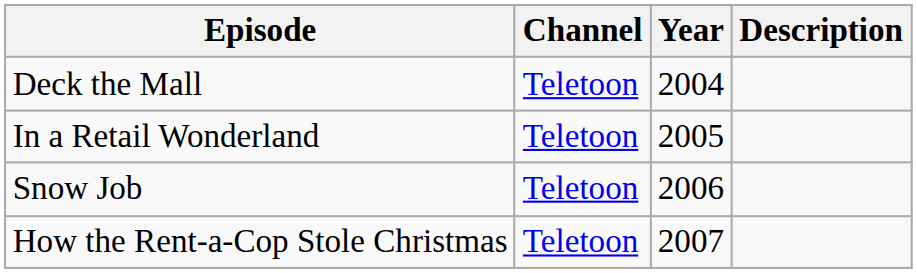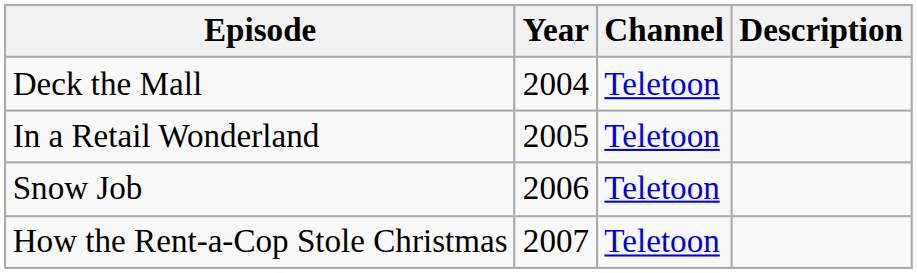columns swapped: (691, 30) <-> (583, 30)
